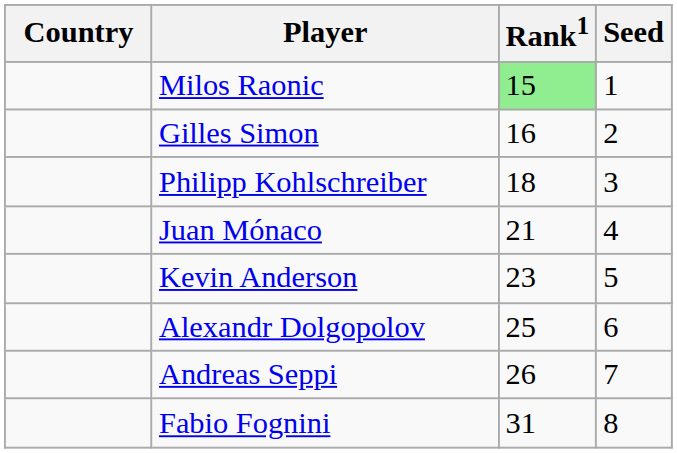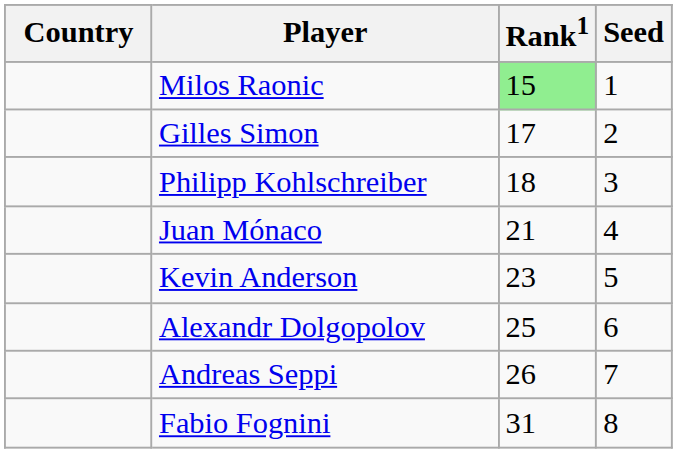(521, 133) 16 -> (521, 133) 17
